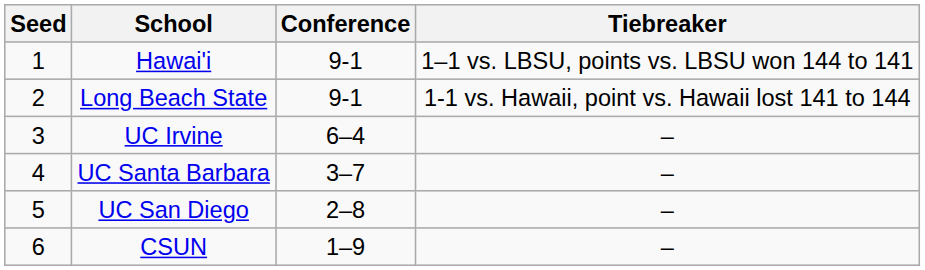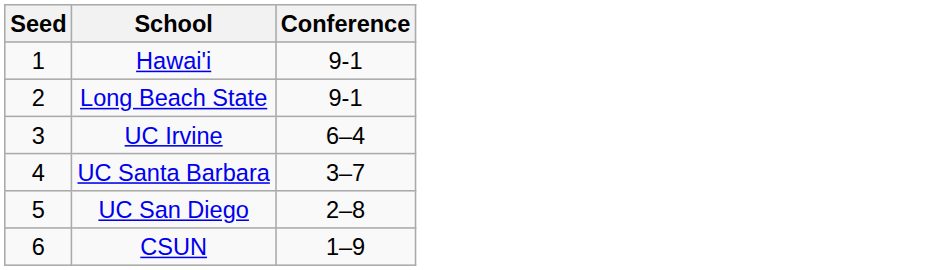- column: (667, 24)
